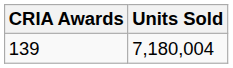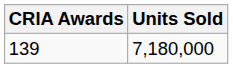(173, 48) 7,180,004 -> (173, 48) 7,180,000
